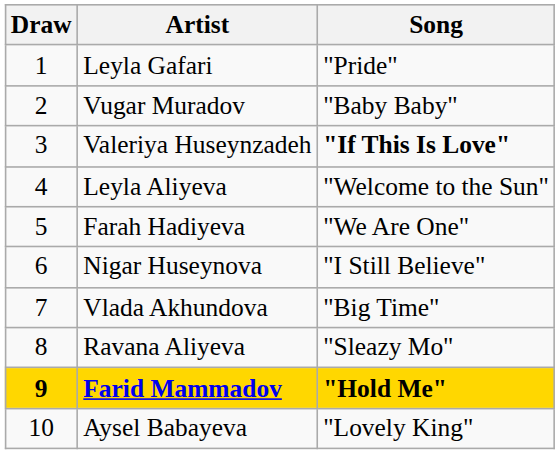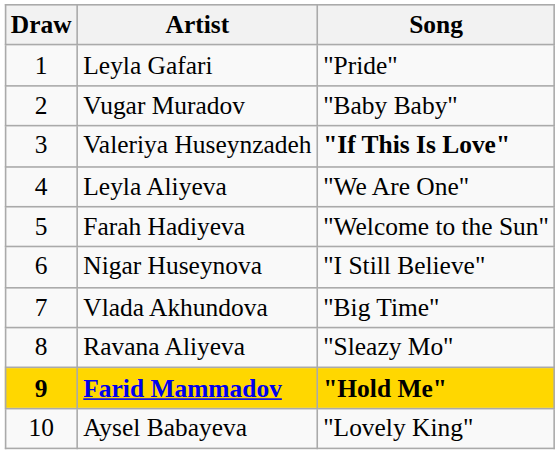(436, 186) "Welcome to the Sun" -> (396, 186) "We Are One"
(396, 226) "We Are One" -> (436, 226) "Welcome to the Sun"
